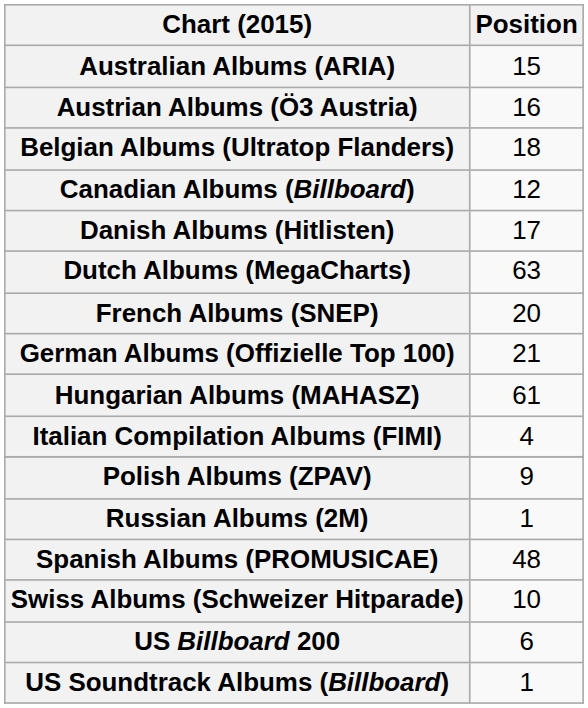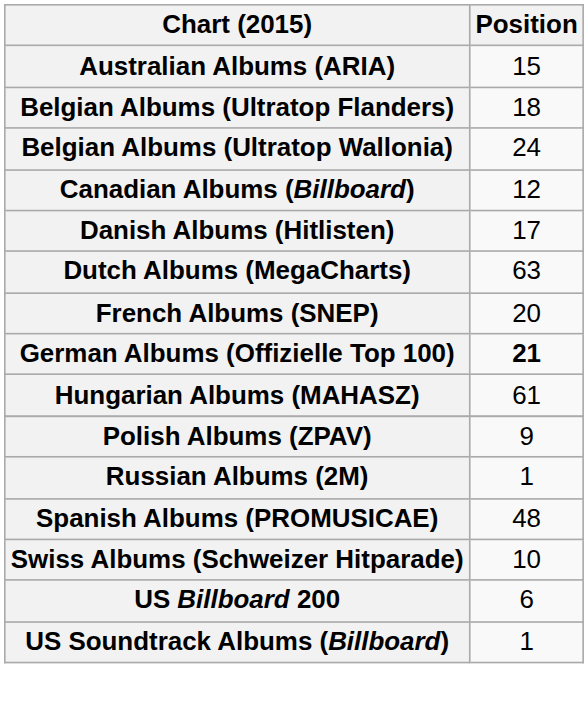- row: (237, 107)
+ row: (237, 148)
(527, 353) normal -> (527, 353) bold
- row: (237, 436)
